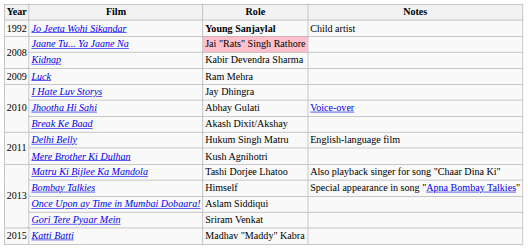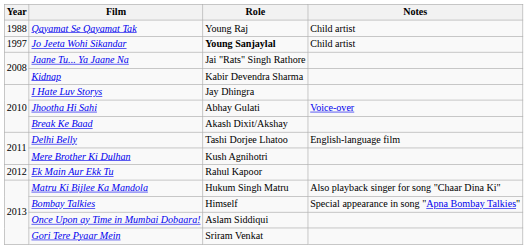+ row: (84, 28)
(17, 28) 1992 -> (17, 44) 1997
(255, 44) pink background -> (255, 60) no background
- row: (41, 76)
(247, 140) Hukum Singh Matru -> (247, 140) Tashi Dorjee Lhatoo
+ row: (73, 172)
(247, 172) Tashi Dorjee Lhatoo -> (247, 188) Hukum Singh Matru
- row: (53, 236)
